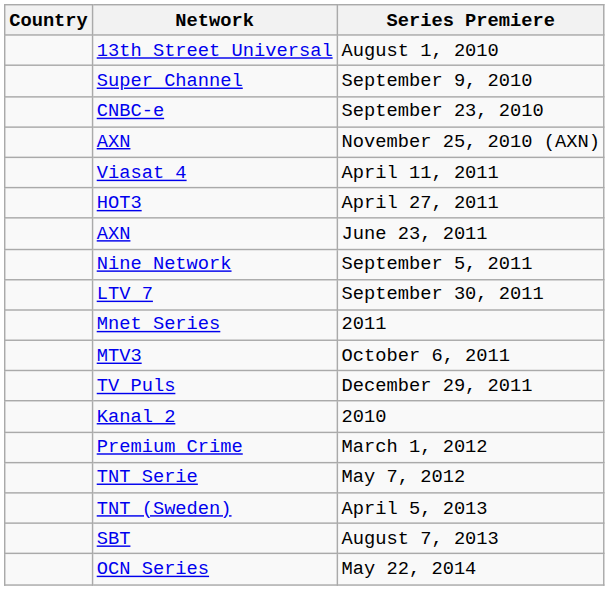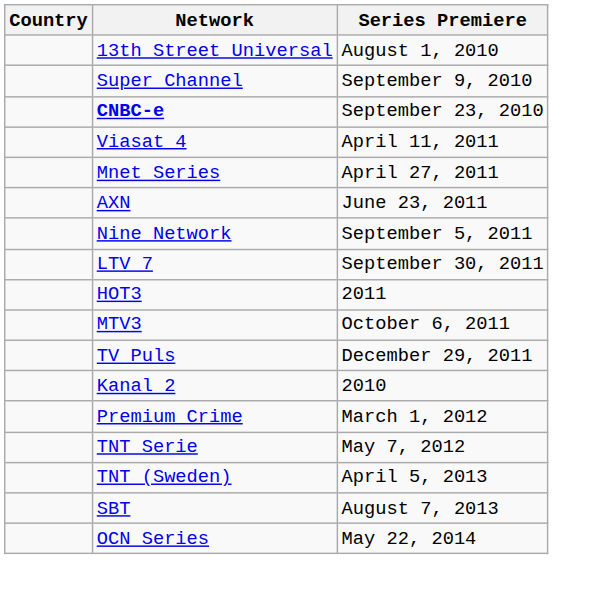(130, 112) normal -> (130, 112) bold
- row: (471, 142)
(119, 203) HOT3 -> (159, 173) Mnet Series
(159, 325) Mnet Series -> (119, 295) HOT3
